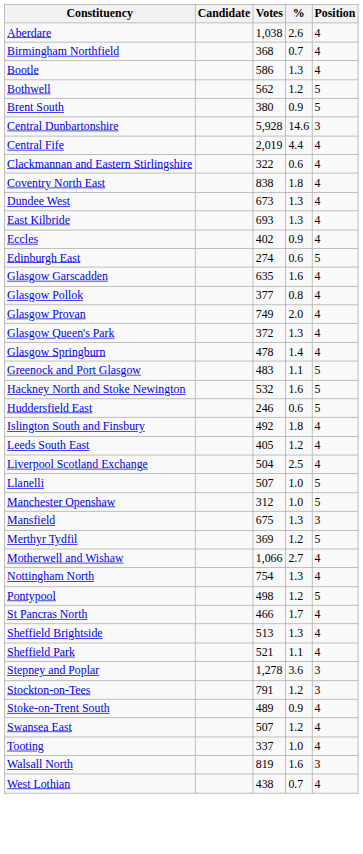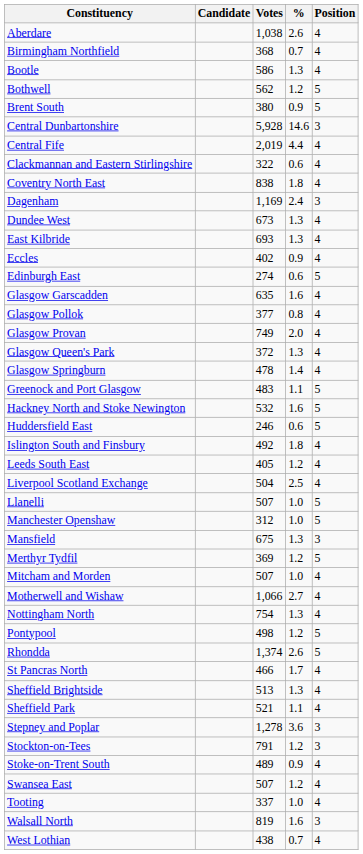+ row: (33, 201)
+ row: (59, 577)
+ row: (28, 652)
